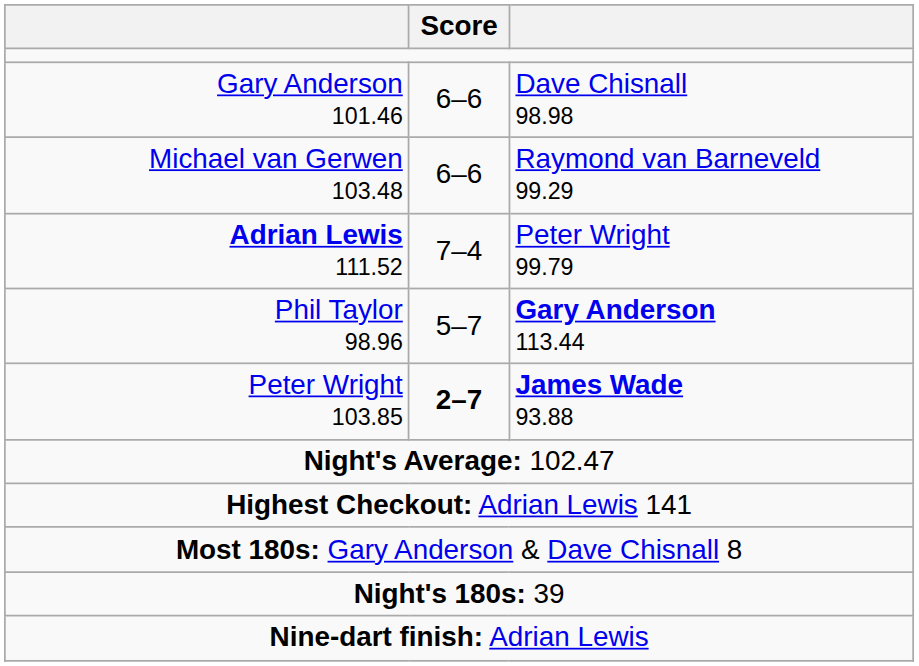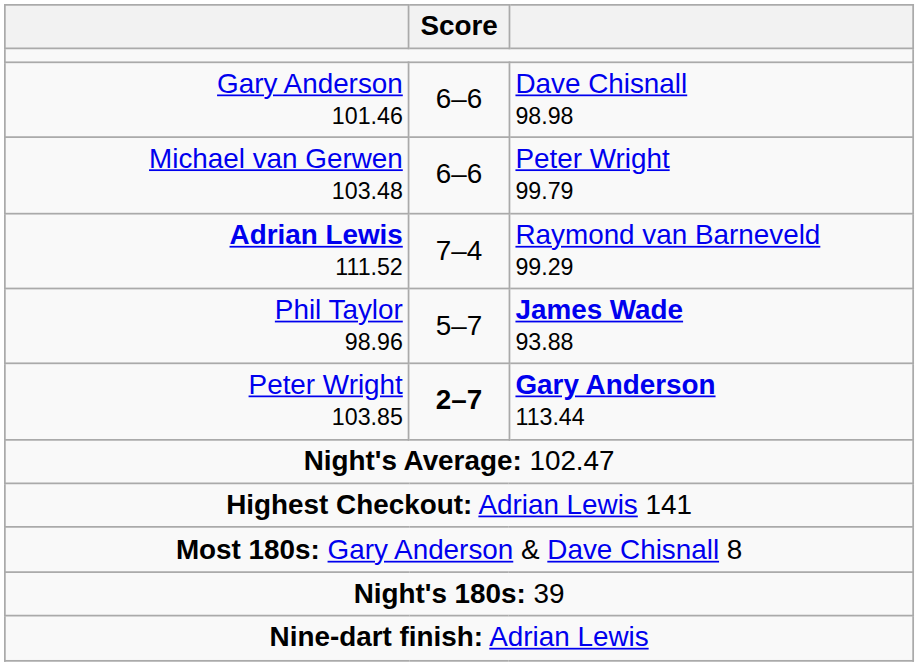(668, 174) Raymond van Barneveld 99.29 -> (593, 174) Peter Wright 99.79
(593, 250) Peter Wright 99.79 -> (668, 250) Raymond van Barneveld 99.29
(616, 325) Gary Anderson 113.44 -> (599, 325) James Wade 93.88
(599, 401) James Wade 93.88 -> (616, 401) Gary Anderson 113.44
